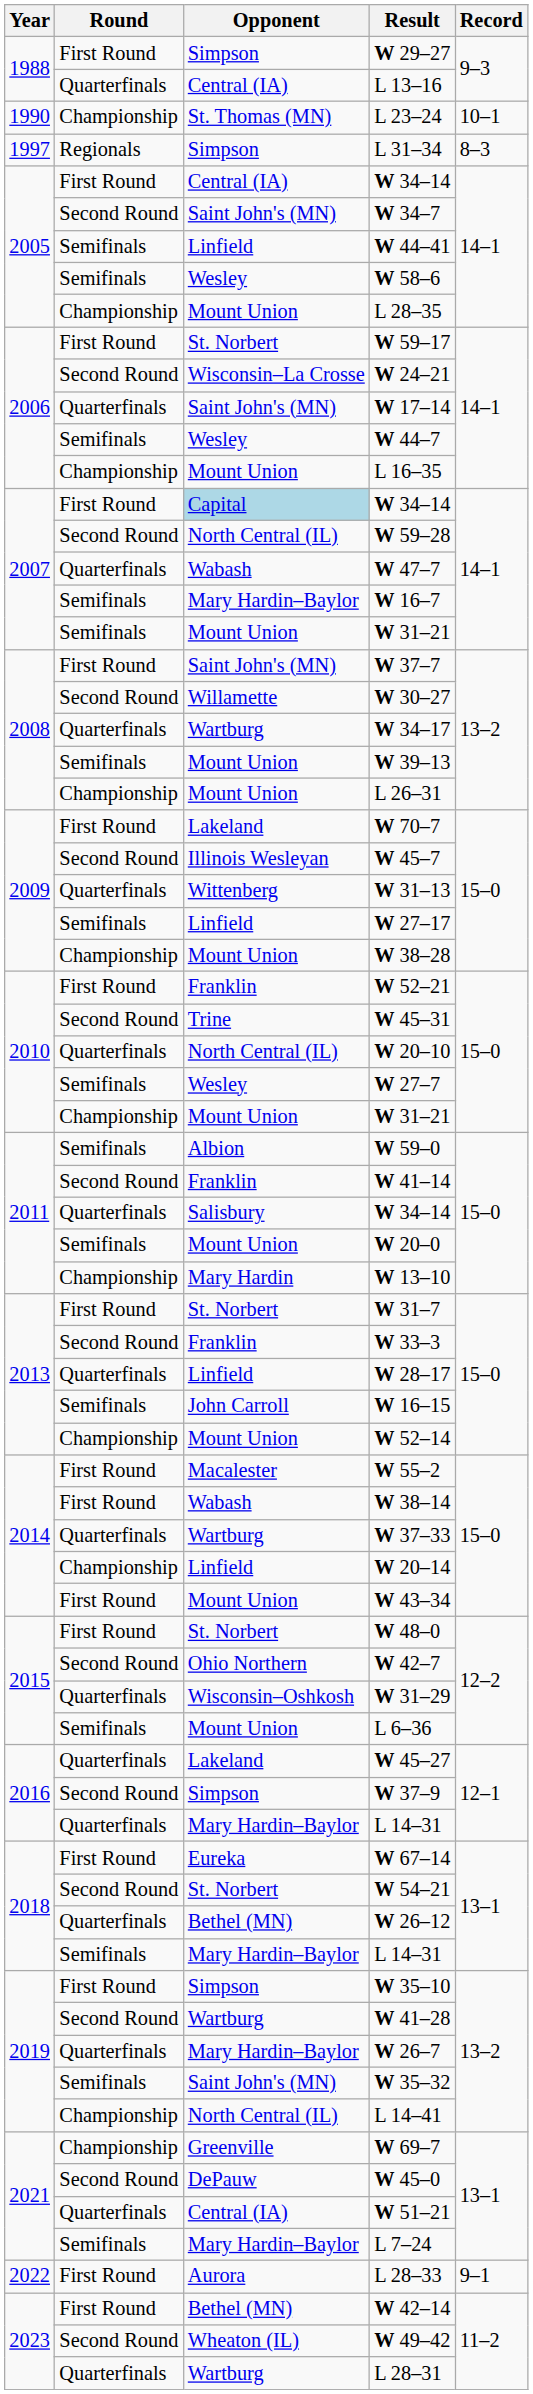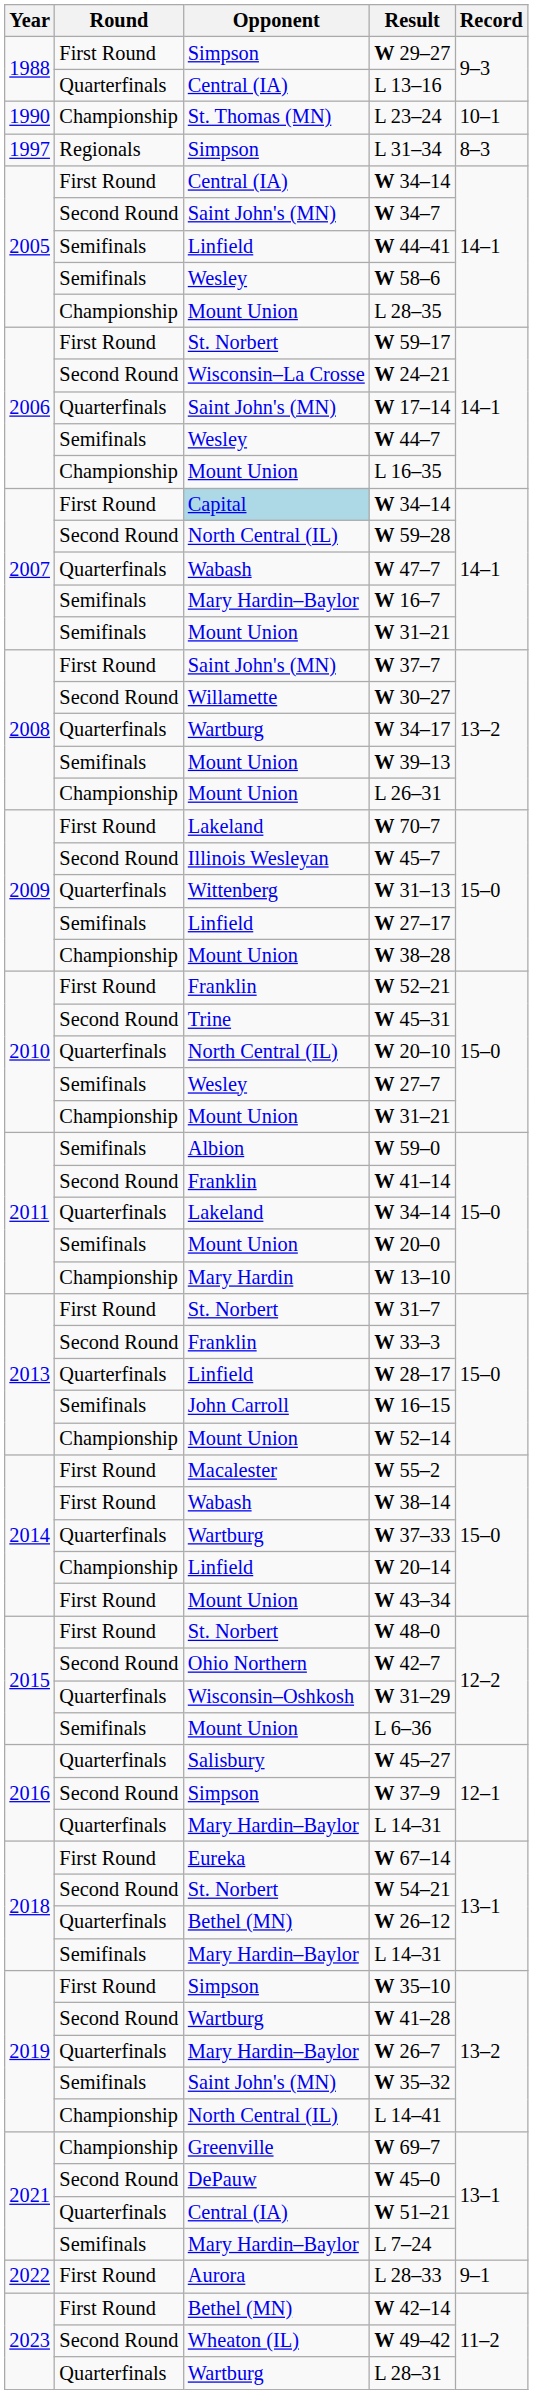(226, 1212) Salisbury -> (226, 1212) Lakeland
(226, 1760) Lakeland -> (226, 1760) Salisbury
